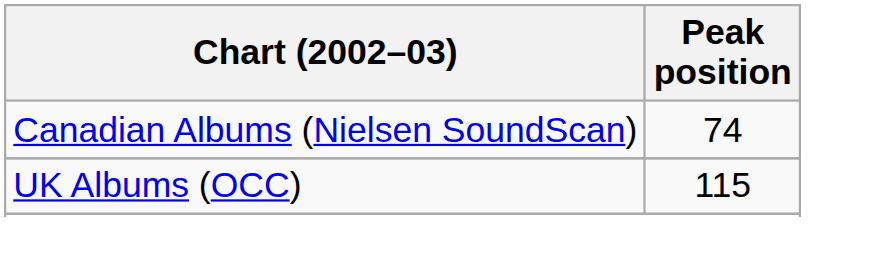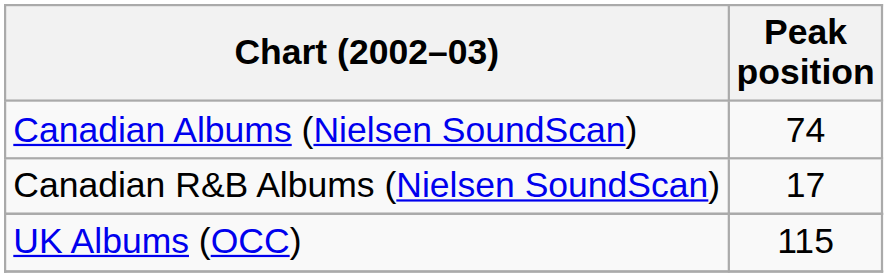+ row: (367, 185)
